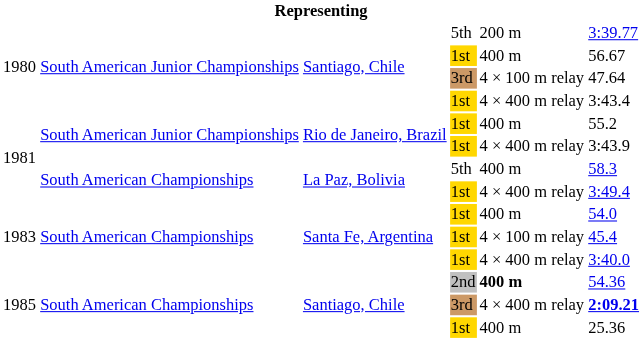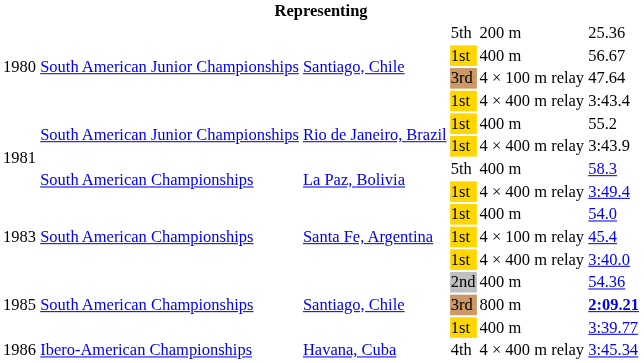(613, 33) 3:39.77 -> (607, 33) 25.36
(501, 282) bold -> (500, 282) normal
(532, 304) 4 × 400 m relay -> (500, 304) 800 m
(607, 327) 25.36 -> (613, 327) 3:39.77
+ row: (20, 350)
